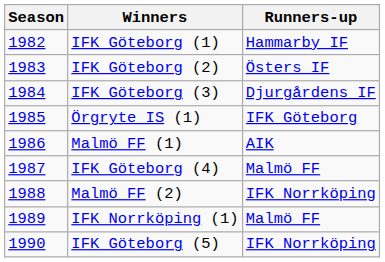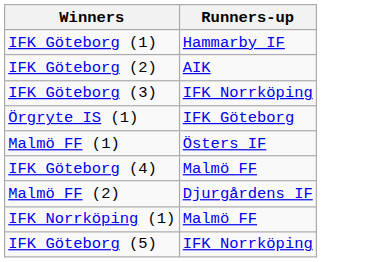- column: (36, 17)
(288, 68) Östers IF -> (197, 68) AIK
(311, 93) Djurgårdens IF -> (248, 93) IFK Norrköping
(260, 143) AIK -> (225, 143) Östers IF
(311, 194) IFK Norrköping -> (248, 194) Djurgårdens IF
